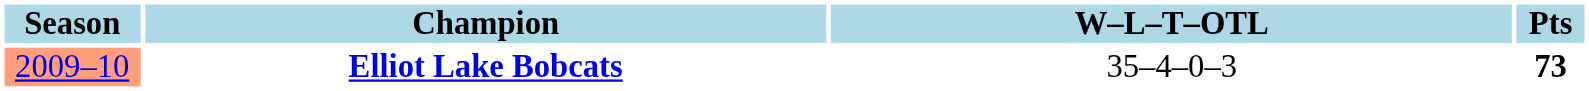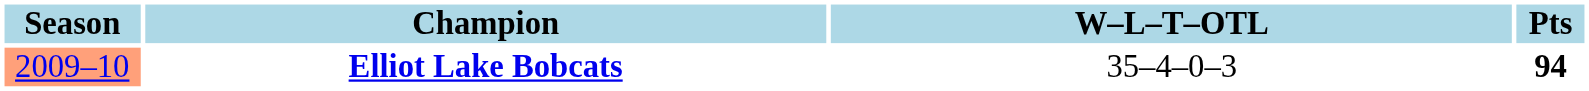(1551, 66) 73 -> (1551, 66) 94
